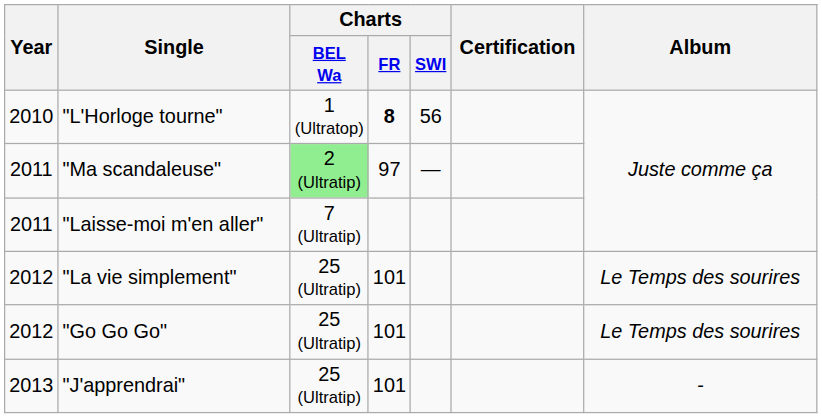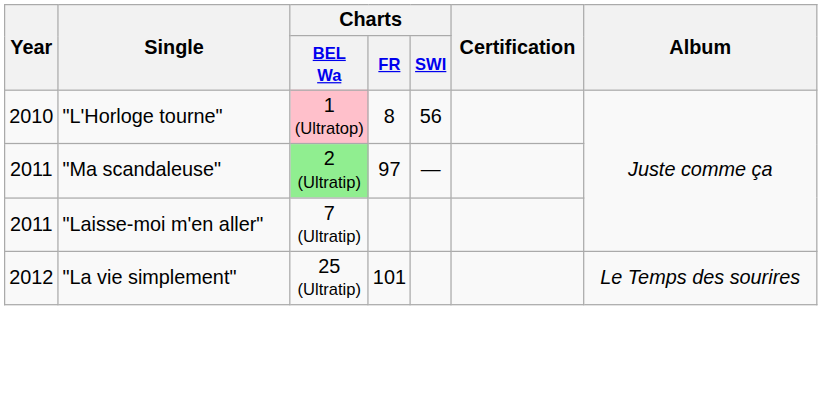(329, 116) no background -> (329, 116) pink background
(389, 116) bold -> (389, 116) normal
- row: (115, 331)
- row: (124, 385)
